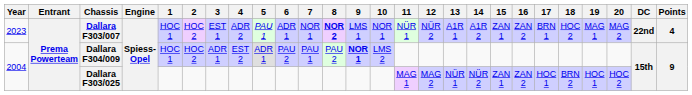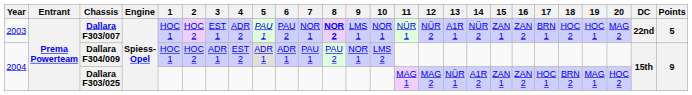(16, 31) 2023 -> (16, 31) 2003
(287, 31) ADR 1 -> (287, 31) PAU 2
(478, 31) A1R 2 -> (478, 31) NÜR 2
(595, 31) MAG 1 -> (595, 31) HOC 1
(672, 31) 4 -> (672, 31) 5
(287, 55) PAU 2 -> (287, 55) ADR 1
(358, 55) bold -> (358, 55) normal
(478, 79) NÜR 2 -> (478, 79) A1R 2
(595, 79) HOC 1 -> (595, 79) MAG 1
